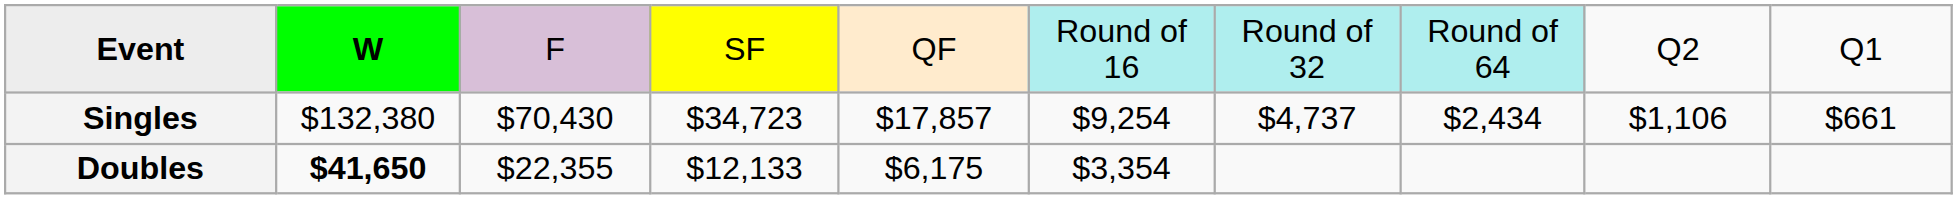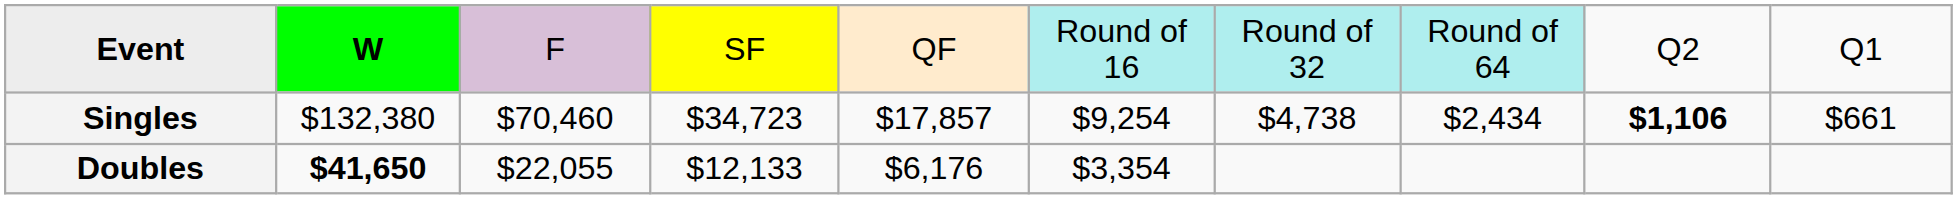(555, 118) $70,430 -> (555, 118) $70,460
(1307, 118) $4,737 -> (1307, 118) $4,738
(1678, 118) normal -> (1678, 118) bold
(555, 169) $22,355 -> (555, 169) $22,055
(934, 169) $6,175 -> (934, 169) $6,176
